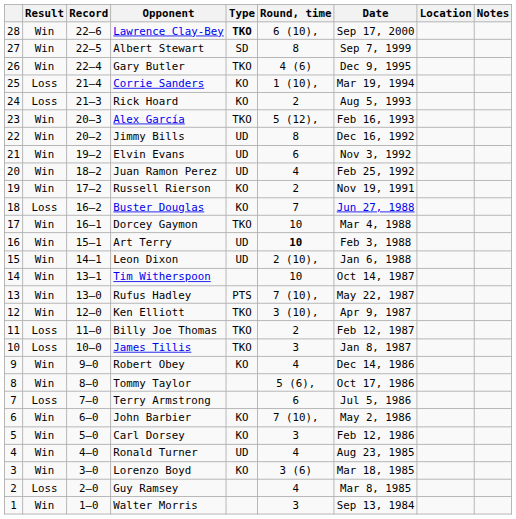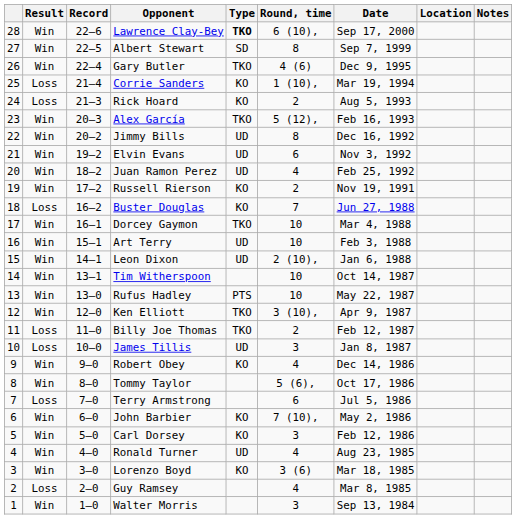(296, 242) bold -> (296, 242) normal
(296, 295) 7 (10), -> (296, 295) 10
(242, 347) TKO -> (242, 347) UD
